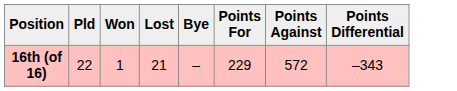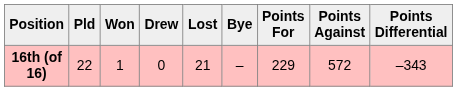+ column: (161, 24)
